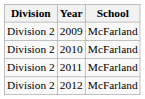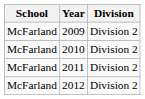columns swapped: (113, 13) <-> (31, 13)
